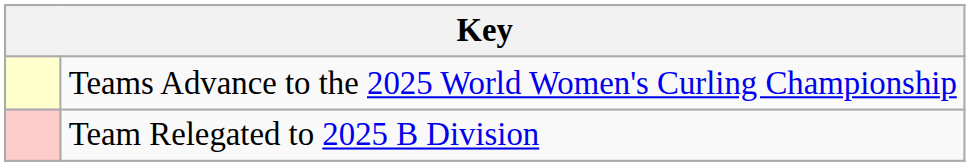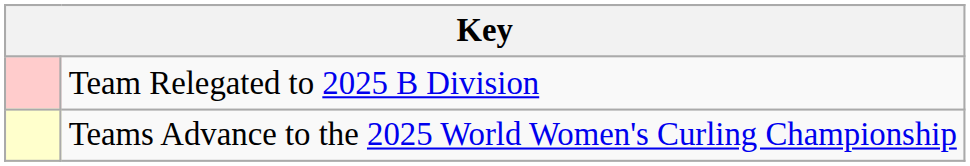rows swapped: (513, 82) <-> (304, 134)
